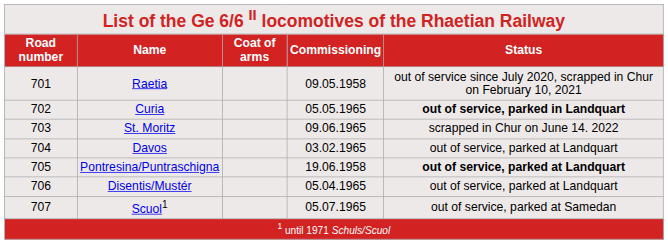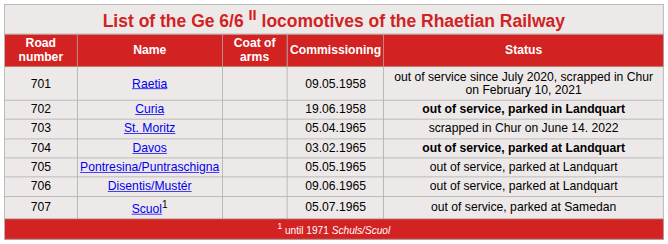(336, 109) 05.05.1965 -> (336, 109) 19.06.1958
(336, 129) 09.06.1965 -> (336, 129) 05.04.1965
(524, 148) normal -> (524, 148) bold
(336, 167) 19.06.1958 -> (336, 167) 05.05.1965
(524, 167) bold -> (524, 167) normal
(336, 186) 05.04.1965 -> (336, 186) 09.06.1965
